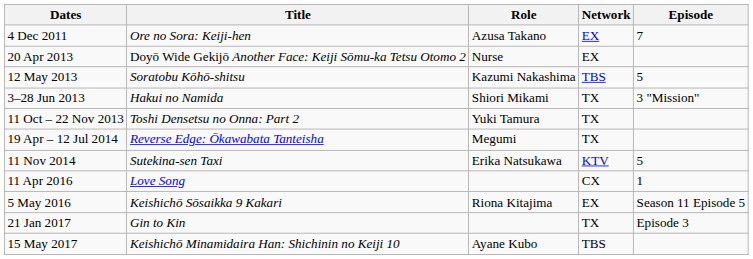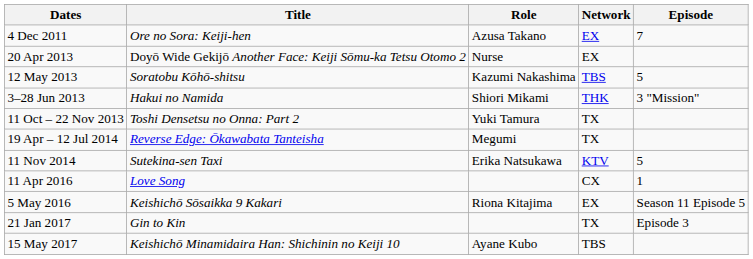(590, 98) TX -> (595, 98) THK
